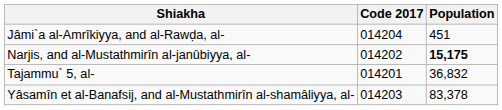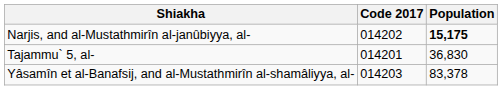- row: (116, 34)
(449, 74) 36,832 -> (449, 54) 36,830
